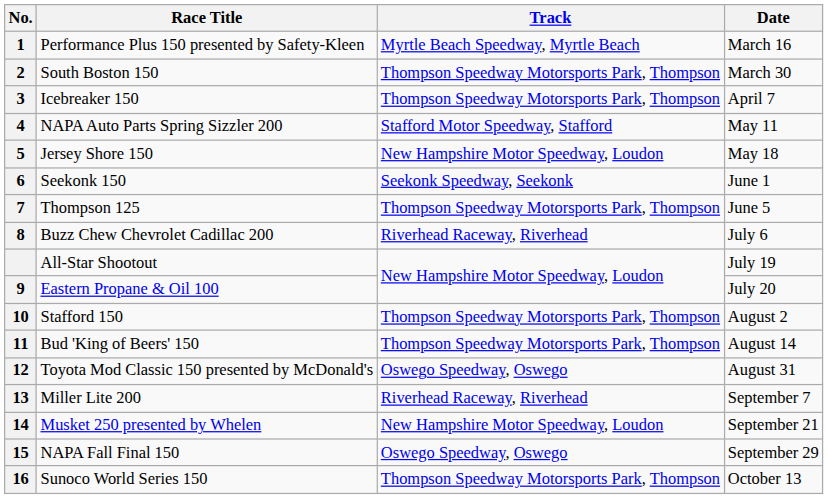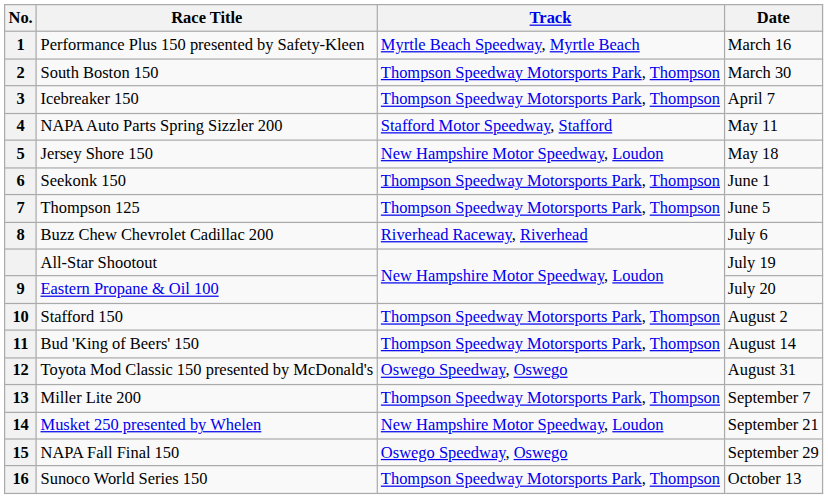(477, 180) Seekonk Speedway, Seekonk -> (550, 180) Thompson Speedway Motorsports Park, Thompson
(484, 397) Riverhead Raceway, Riverhead -> (550, 397) Thompson Speedway Motorsports Park, Thompson
